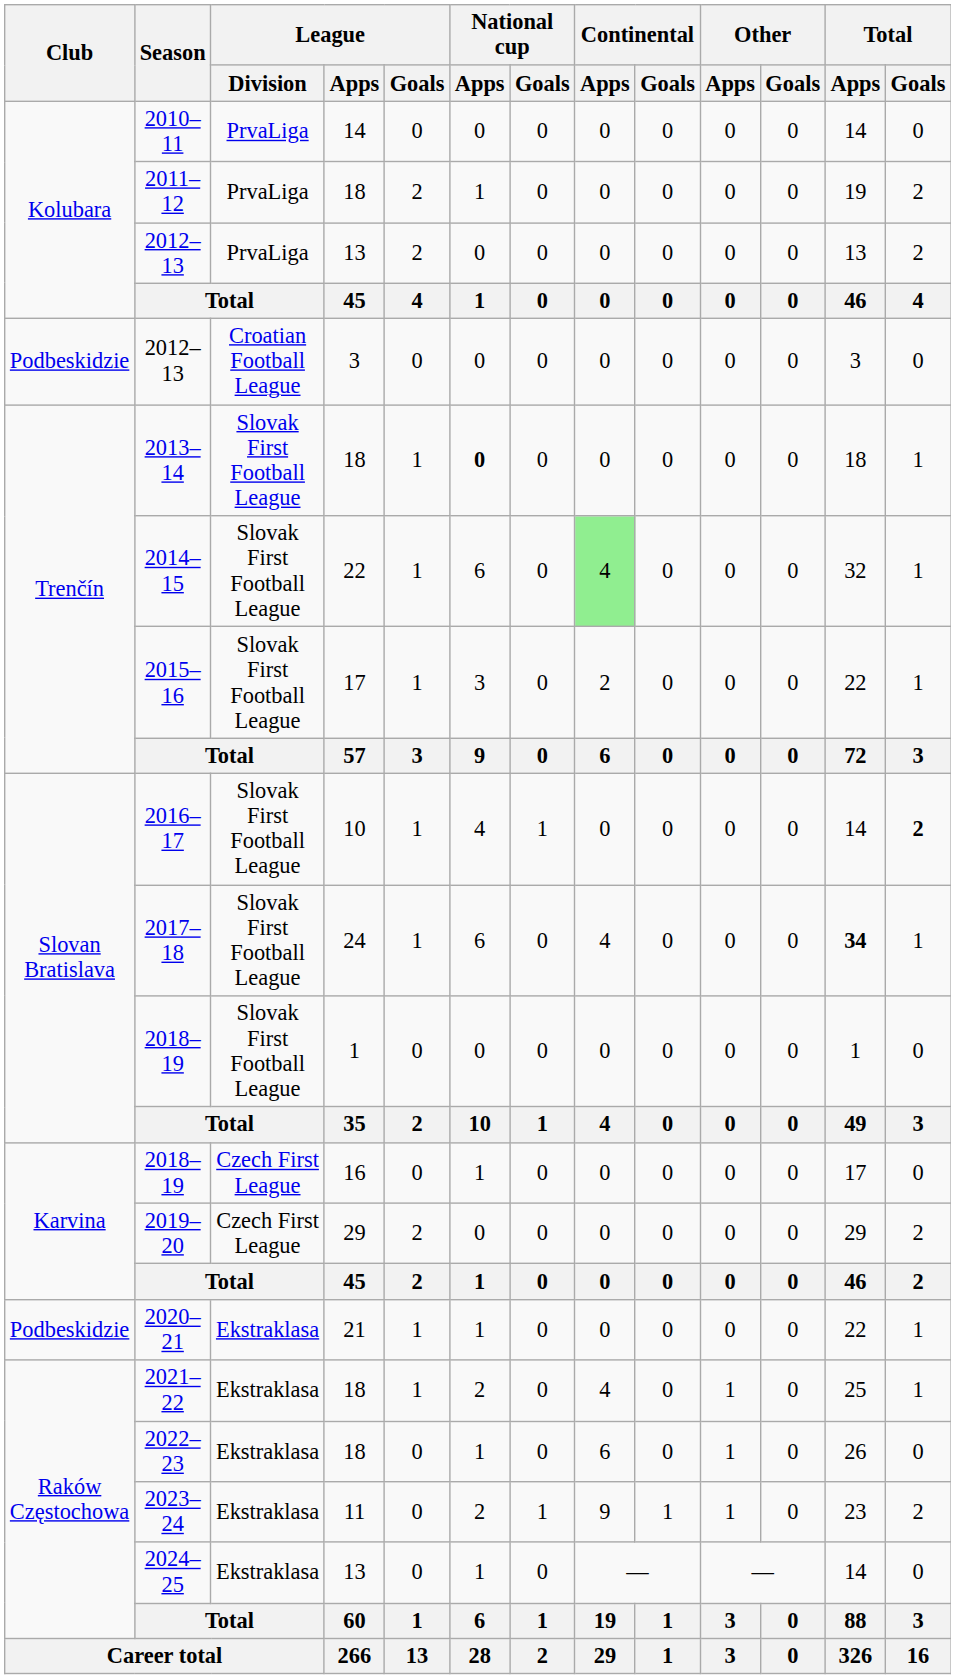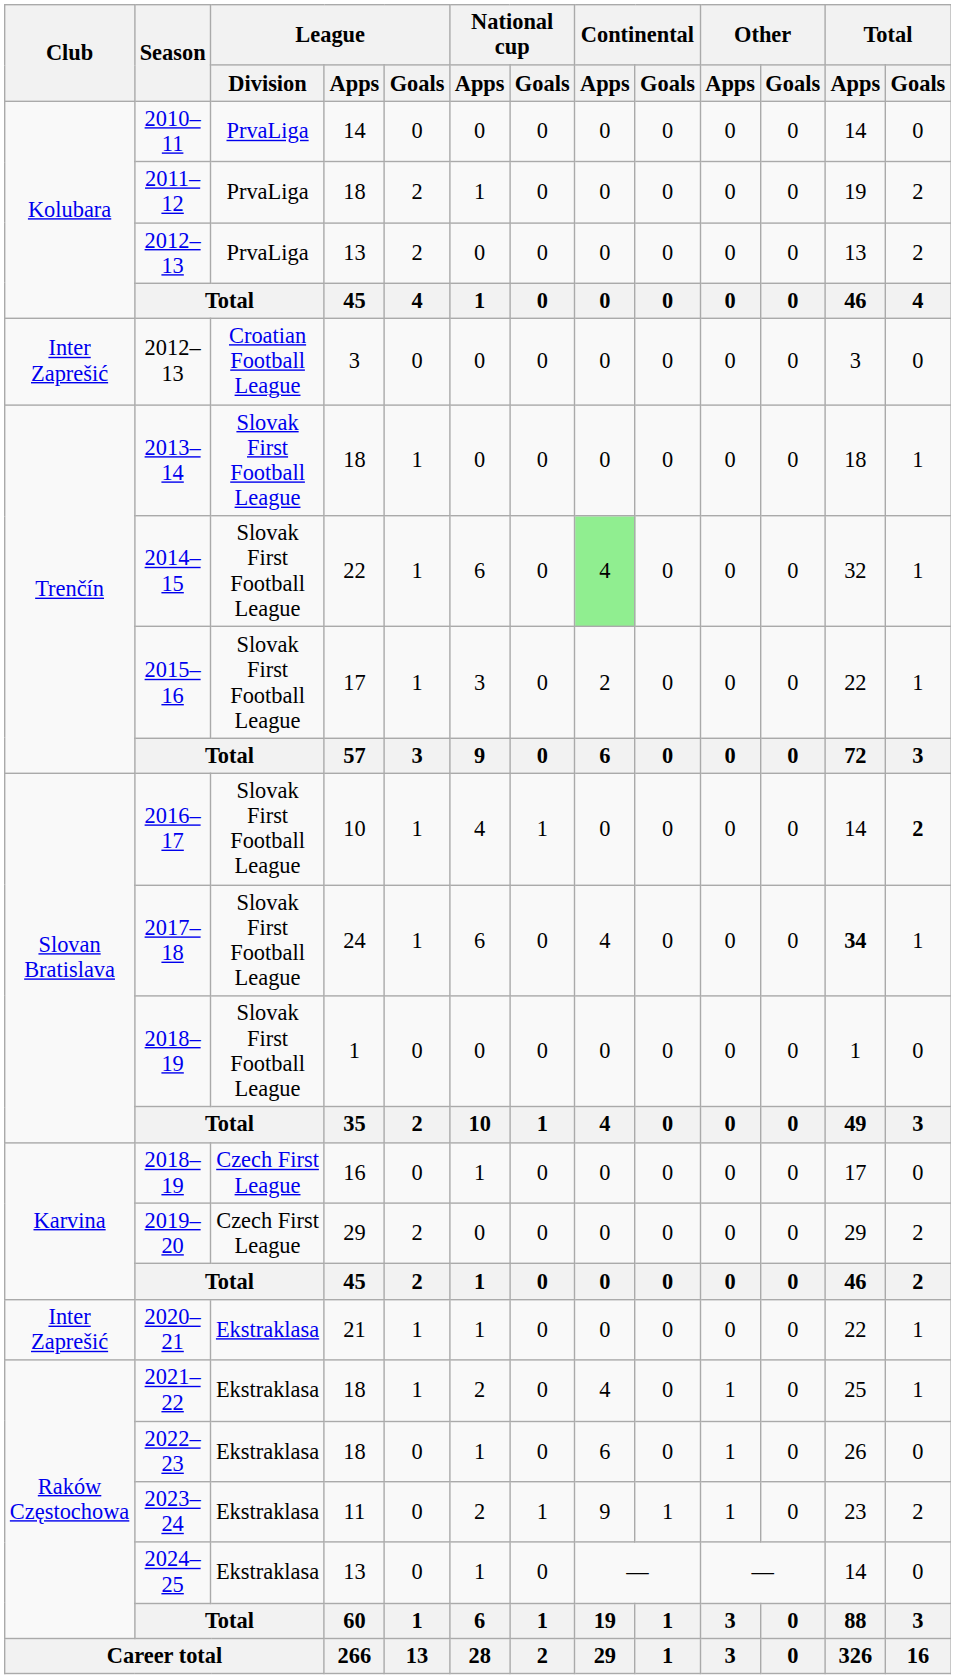(70, 361) Podbeskidzie -> (70, 361) Inter Zaprešić
(480, 459) bold -> (480, 459) normal
(70, 1329) Podbeskidzie -> (70, 1329) Inter Zaprešić
